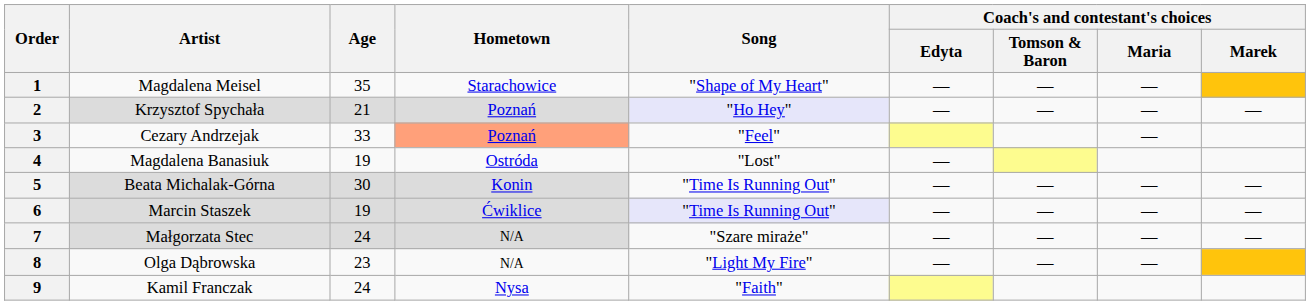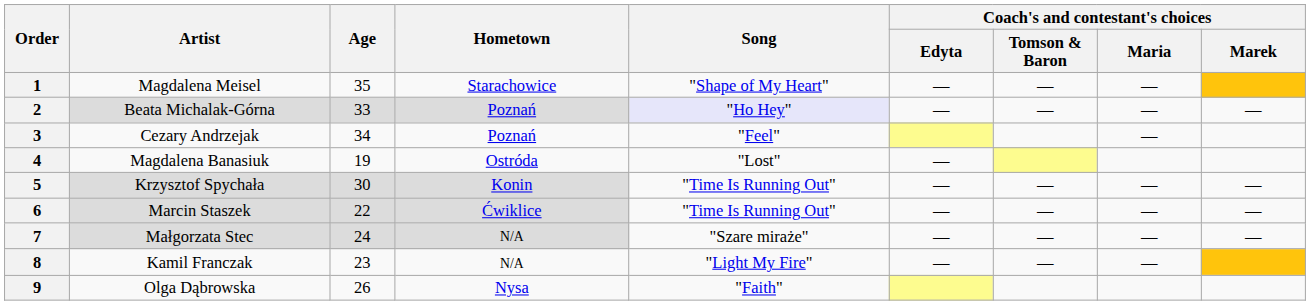(200, 110) Krzysztof Spychała -> (200, 110) Beata Michalak-Górna
(362, 110) 21 -> (362, 110) 33
(362, 135) 33 -> (362, 135) 34
(512, 135) lightsalmon background -> (512, 135) no background
(200, 185) Beata Michalak-Górna -> (200, 185) Krzysztof Spychała
(362, 210) 19 -> (362, 210) 22
(759, 210) lavender background -> (759, 210) no background
(200, 262) Olga Dąbrowska -> (200, 262) Kamil Franczak
(200, 288) Kamil Franczak -> (200, 288) Olga Dąbrowska
(362, 288) 24 -> (362, 288) 26
